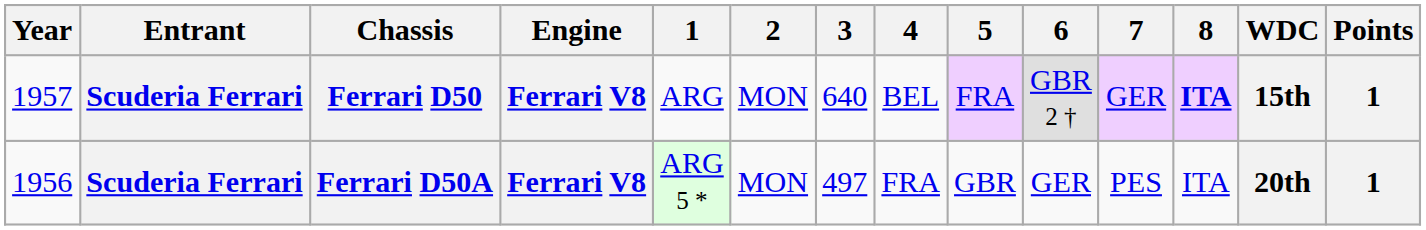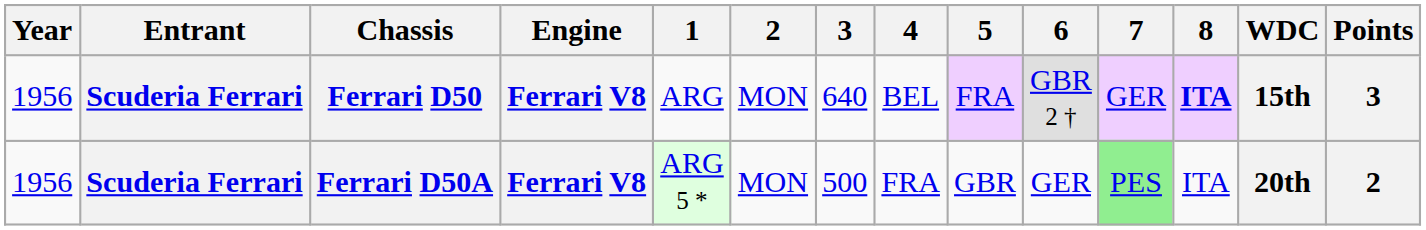(42, 97) 1957 -> (42, 97) 1956
(1373, 97) 1 -> (1373, 97) 3
(845, 182) 497 -> (845, 182) 500
(1136, 182) no background -> (1136, 182) lightgreen background
(1373, 182) 1 -> (1373, 182) 2
